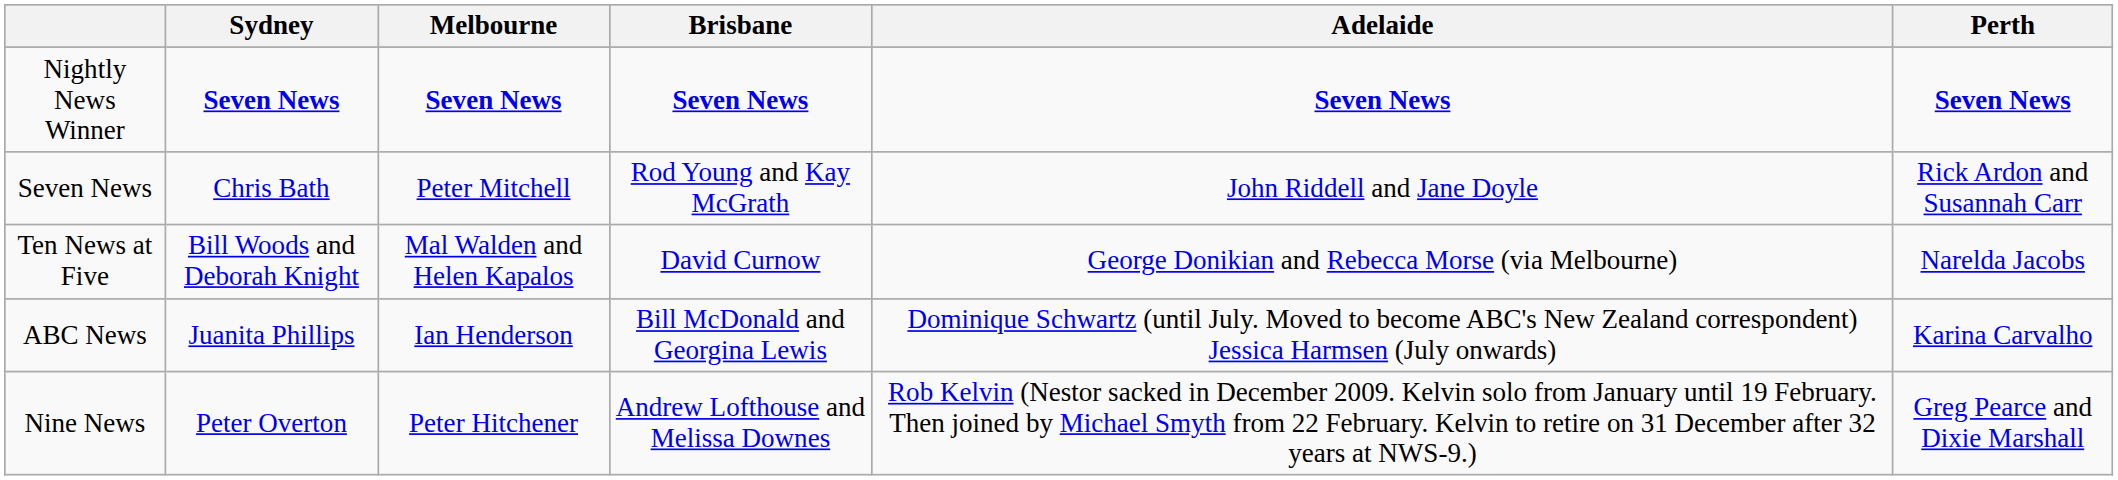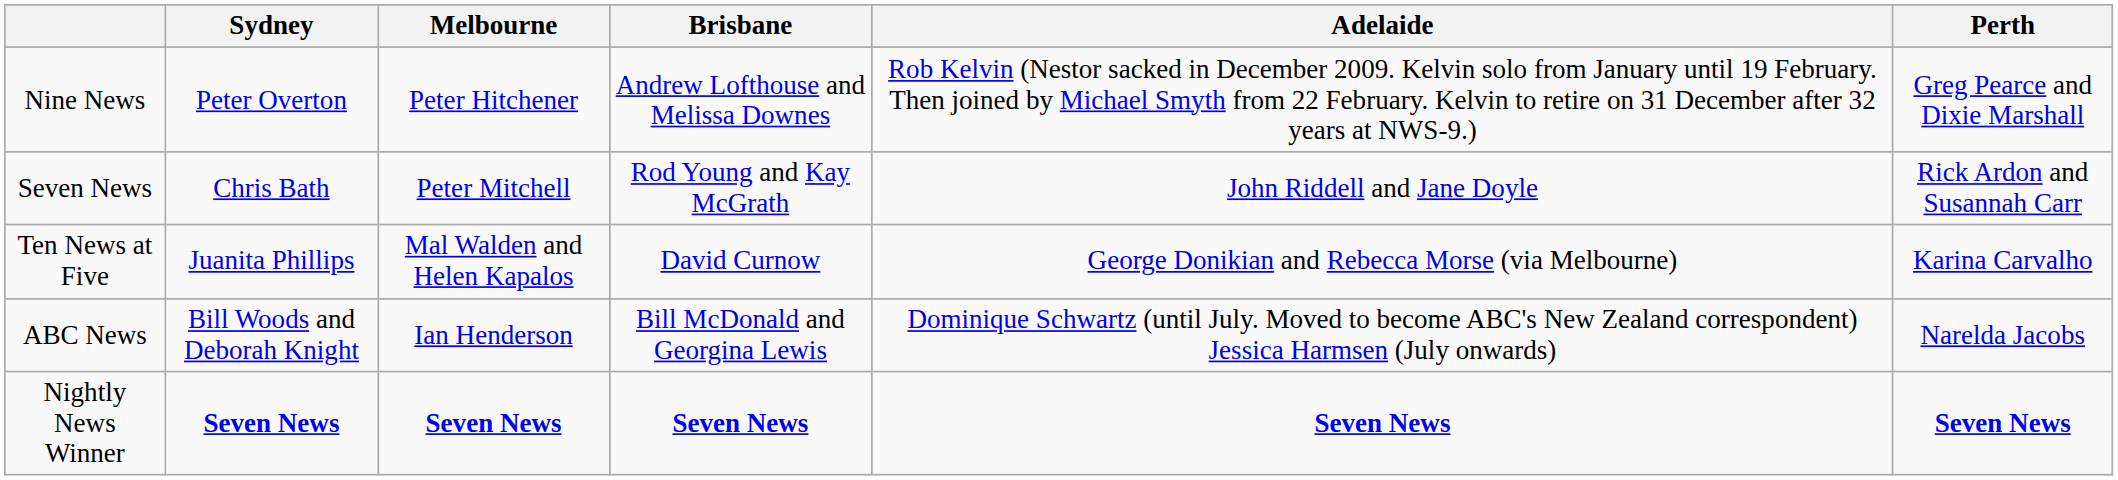rows swapped: (85, 422) <-> (85, 99)
(271, 261) Bill Woods and Deborah Knight -> (271, 261) Juanita Phillips
(2003, 261) Narelda Jacobs -> (2003, 261) Karina Carvalho
(271, 334) Juanita Phillips -> (271, 334) Bill Woods and Deborah Knight
(2003, 334) Karina Carvalho -> (2003, 334) Narelda Jacobs
